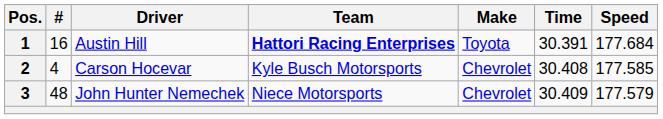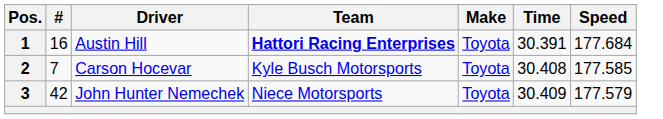(54, 68) 4 -> (54, 68) 7
(497, 68) Chevrolet -> (486, 68) Toyota
(59, 94) 48 -> (59, 94) 42
(497, 94) Chevrolet -> (486, 94) Toyota
